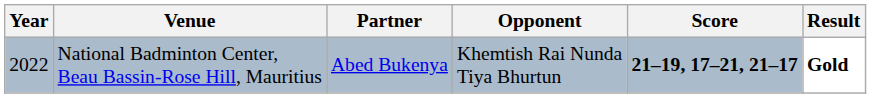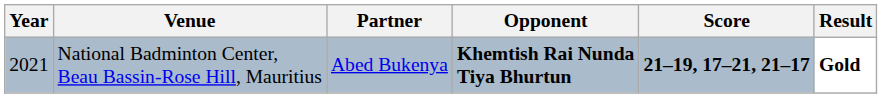(29, 64) 2022 -> (29, 64) 2021
(540, 64) normal -> (546, 64) bold
